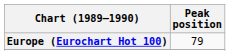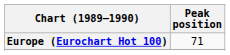(197, 41) 79 -> (197, 41) 71
